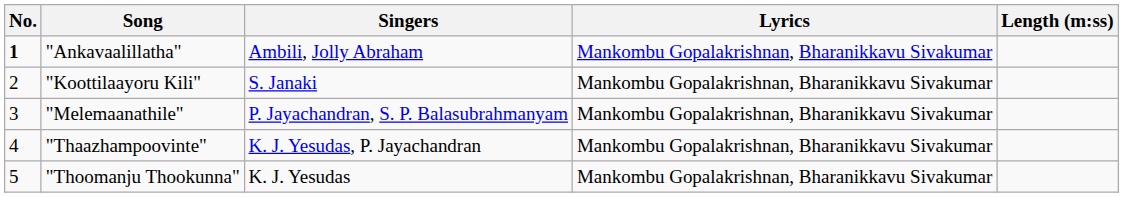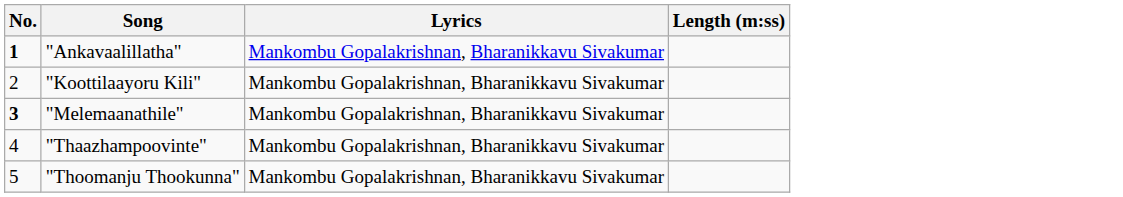- column: (408, 20)
(14, 114) normal -> (14, 114) bold
